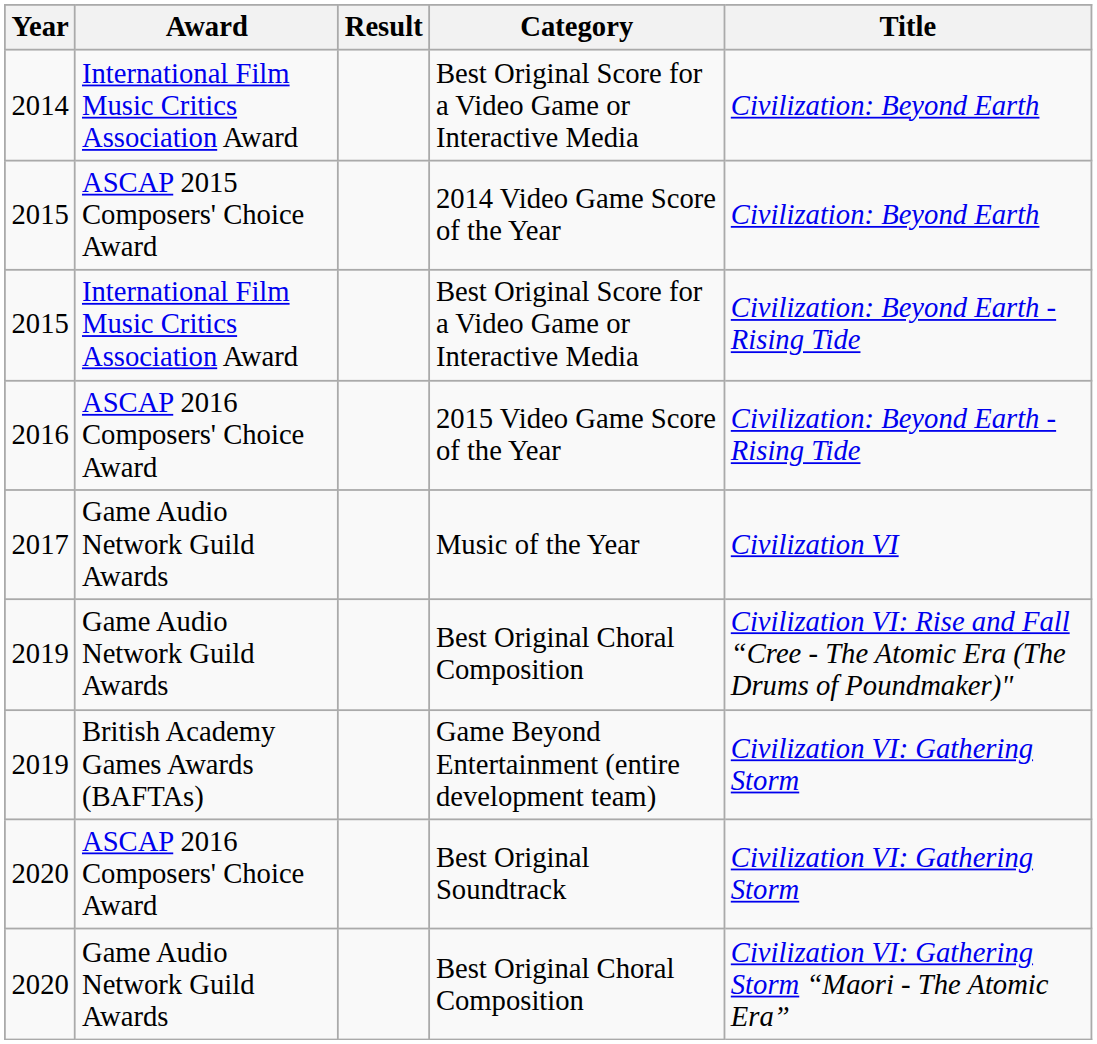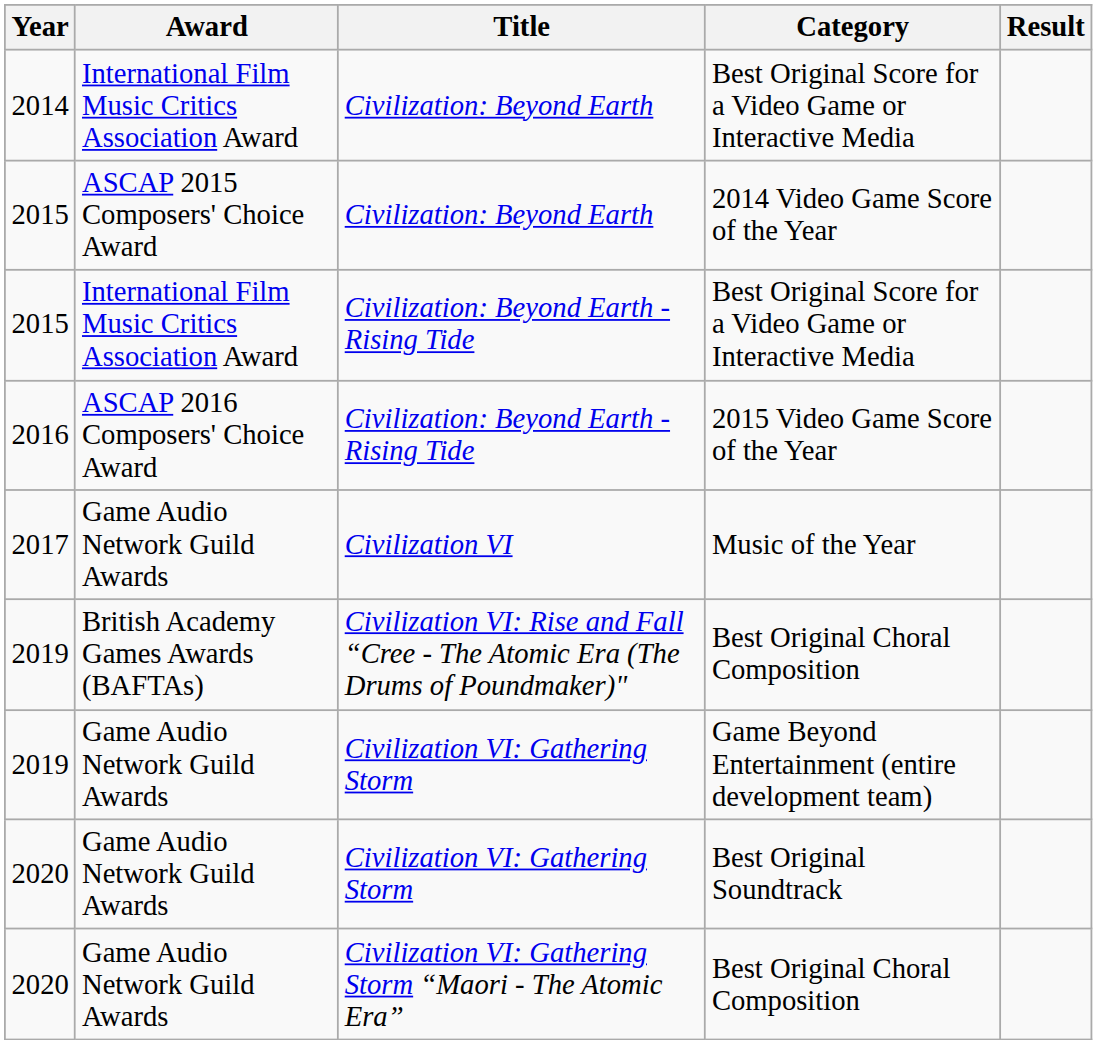columns swapped: (908, 27) <-> (384, 27)
(168, 654) Game Audio Network Guild Awards -> (179, 654) British Academy Games Awards (BAFTAs)
(179, 764) British Academy Games Awards (BAFTAs) -> (168, 764) Game Audio Network Guild Awards
(193, 873) ASCAP 2016 Composers' Choice Award -> (168, 873) Game Audio Network Guild Awards
